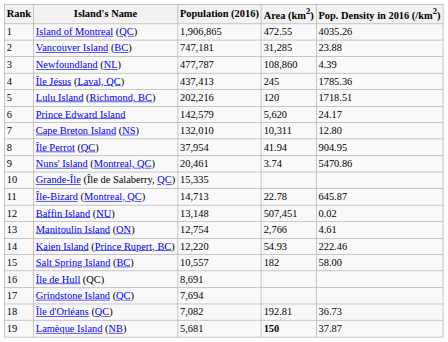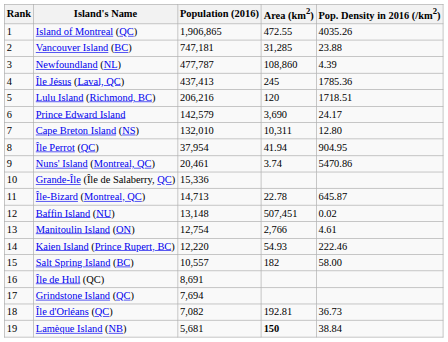(197, 98) 202,216 -> (197, 98) 206,216
(275, 114) 5,620 -> (275, 114) 3,690
(194, 180) 15,335 -> (194, 180) 15,336
(330, 328) 37.87 -> (330, 328) 38.84
